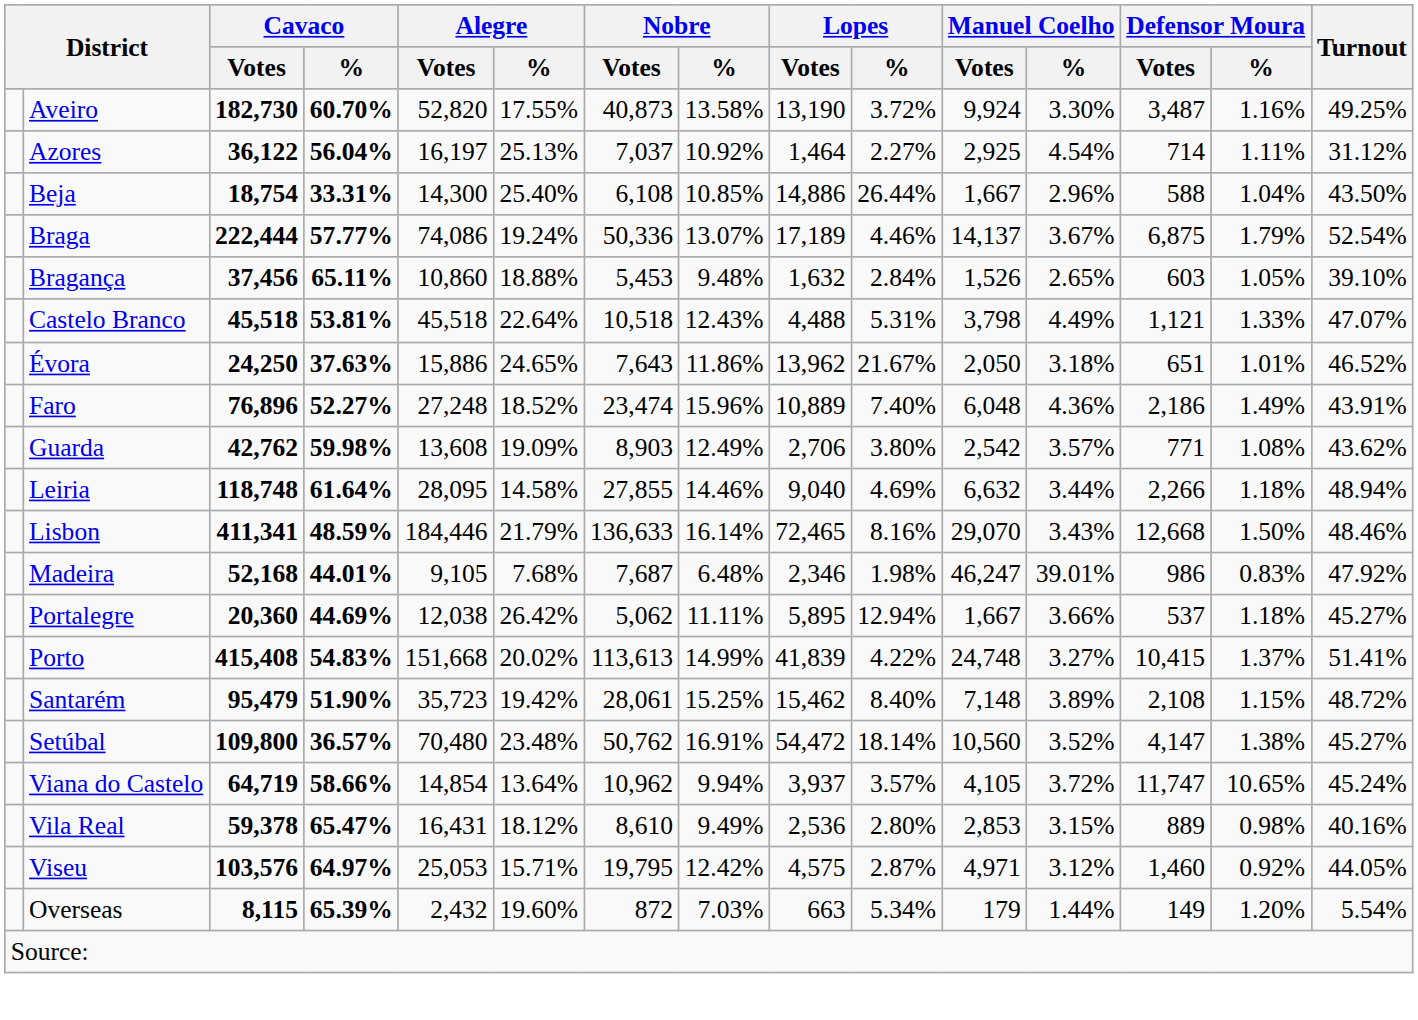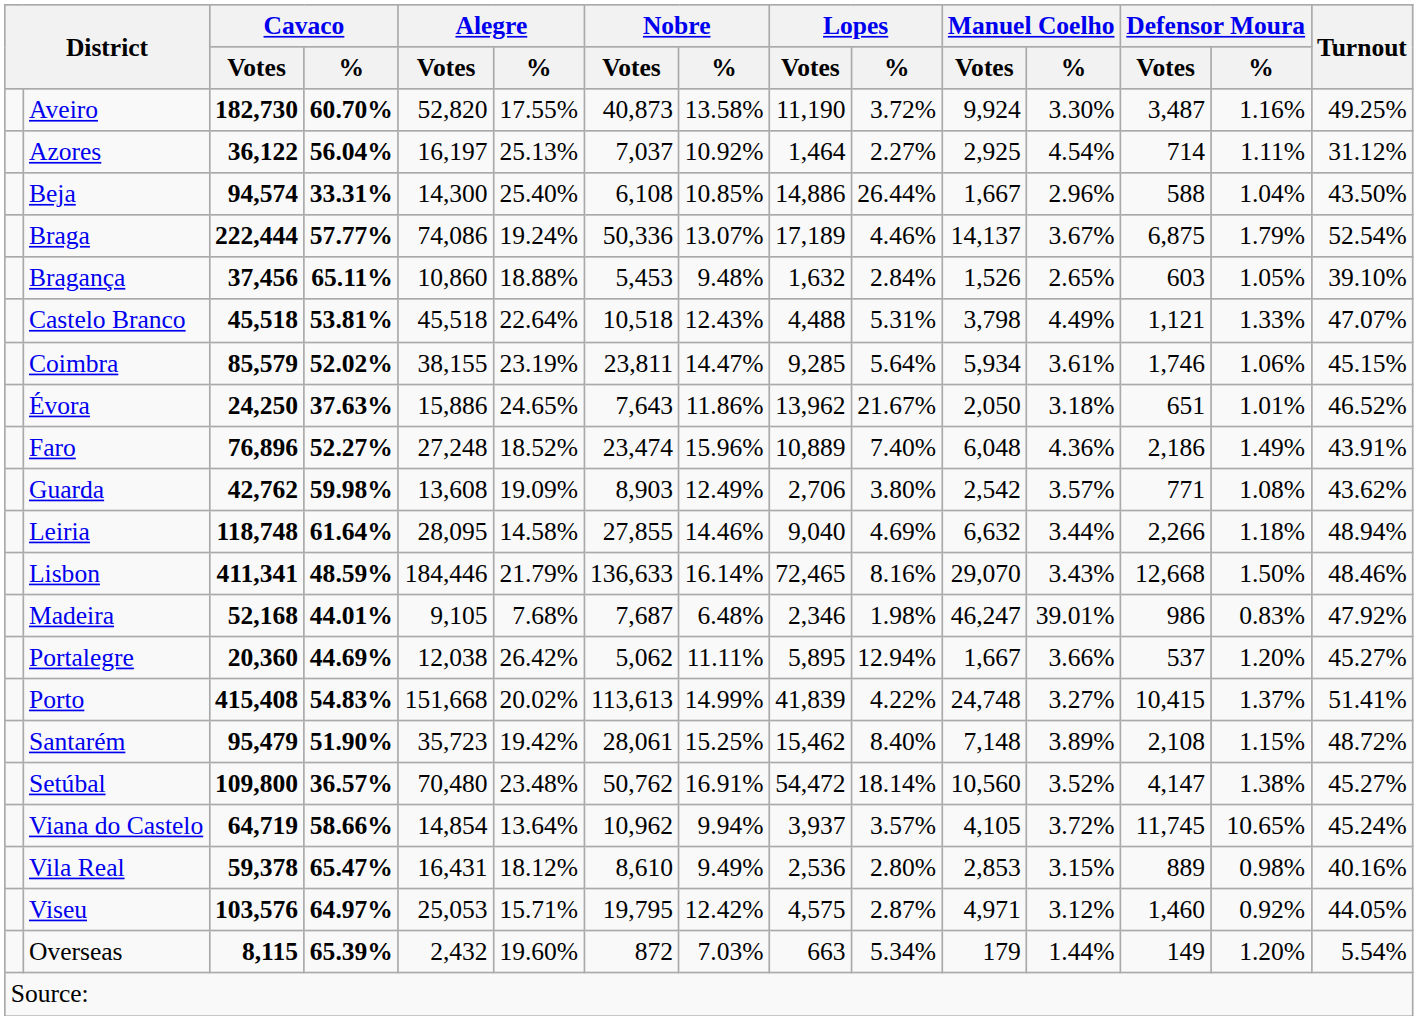(810, 109) 13,190 -> (811, 109) 11,190
(263, 194) 18,754 -> (263, 194) 94,574
+ row: (74, 362)
(1272, 615) 1.18% -> (1272, 657) 1.20%
(1170, 783) 11,747 -> (1170, 825) 11,745
